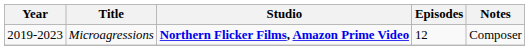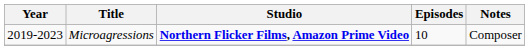(421, 34) 12 -> (421, 34) 10
